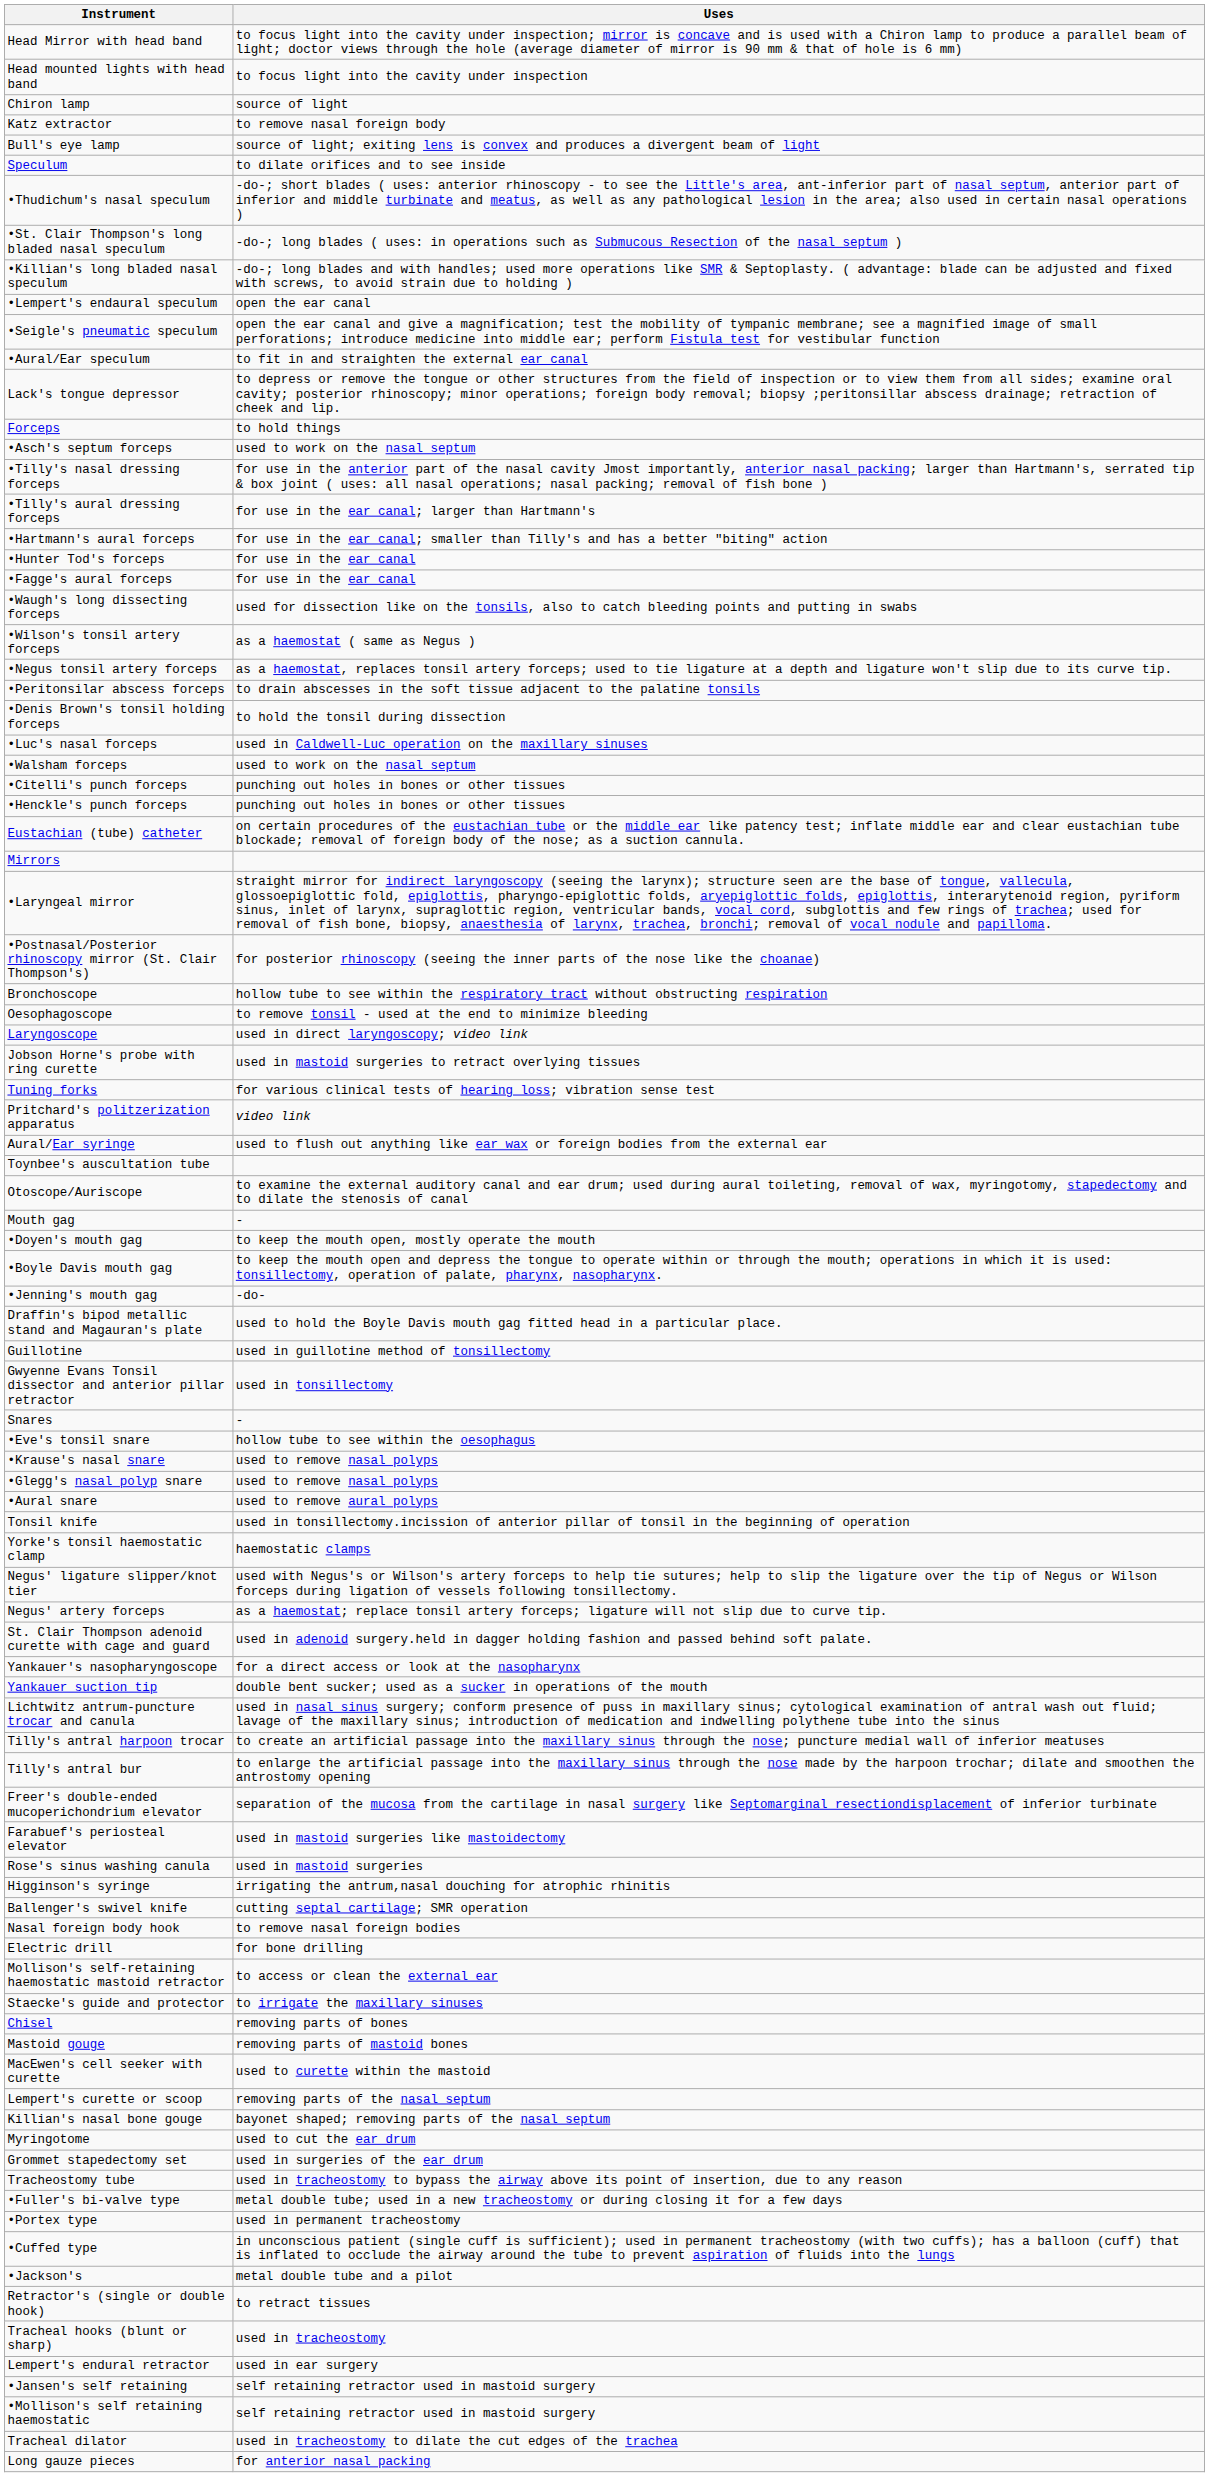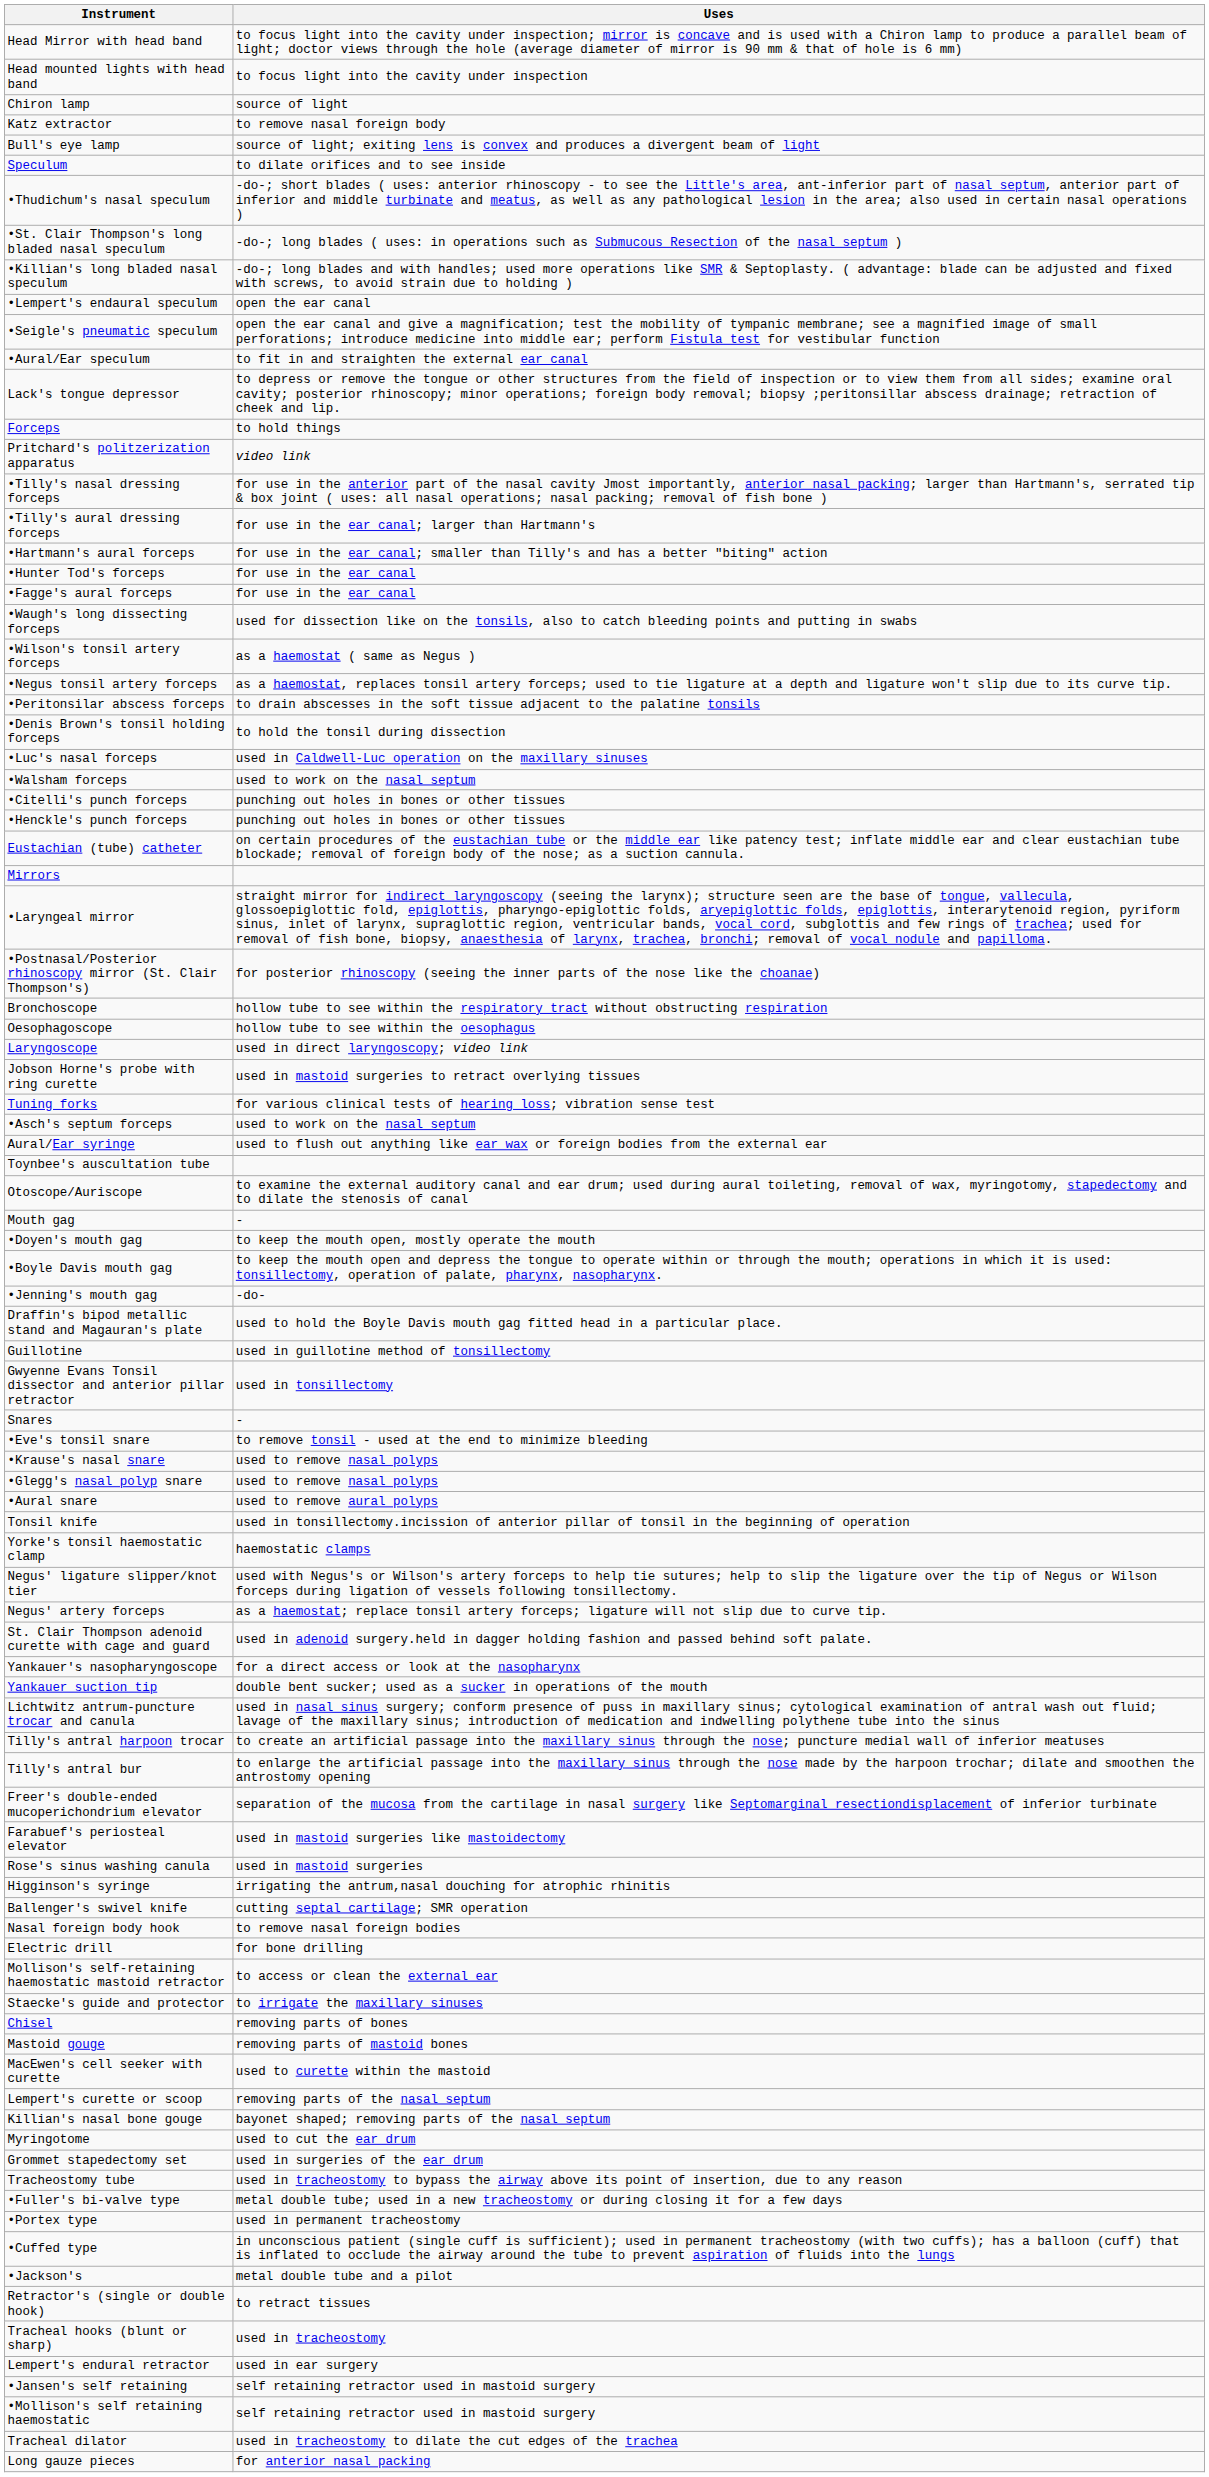rows swapped: (90, 449) <-> (109, 1118)
(442, 1015) to remove tonsil - used at the end to minimize bleeding -> (386, 1029) hollow tube to see within the oesophagus
(386, 1441) hollow tube to see within the oesophagus -> (442, 1441) to remove tonsil - used at the end to minimize bleeding
